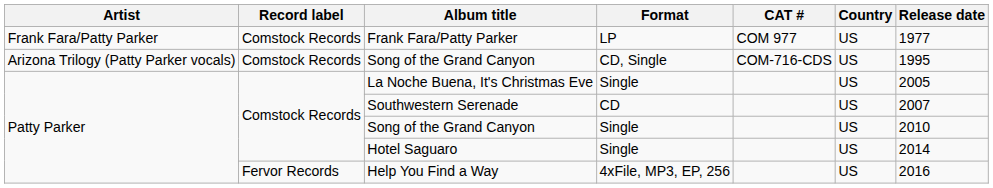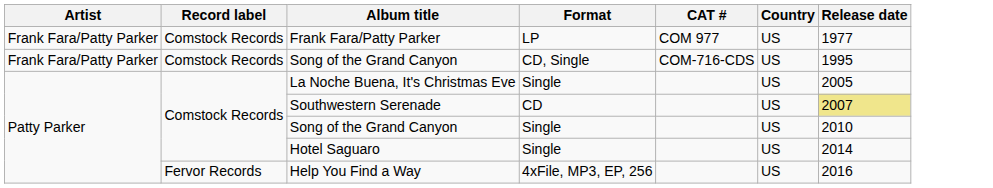(122, 60) Arizona Trilogy (Patty Parker vocals) -> (83, 60) Frank Fara/Patty Parker
(915, 104) no background -> (837, 104) khaki background
